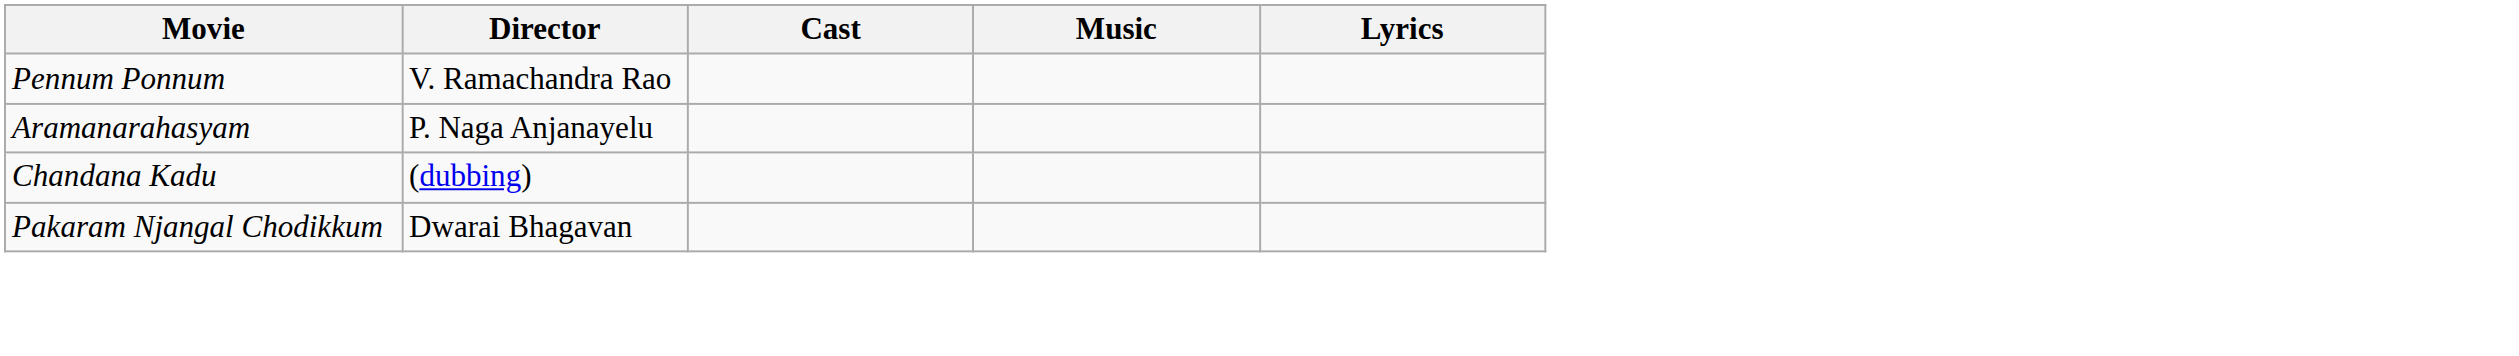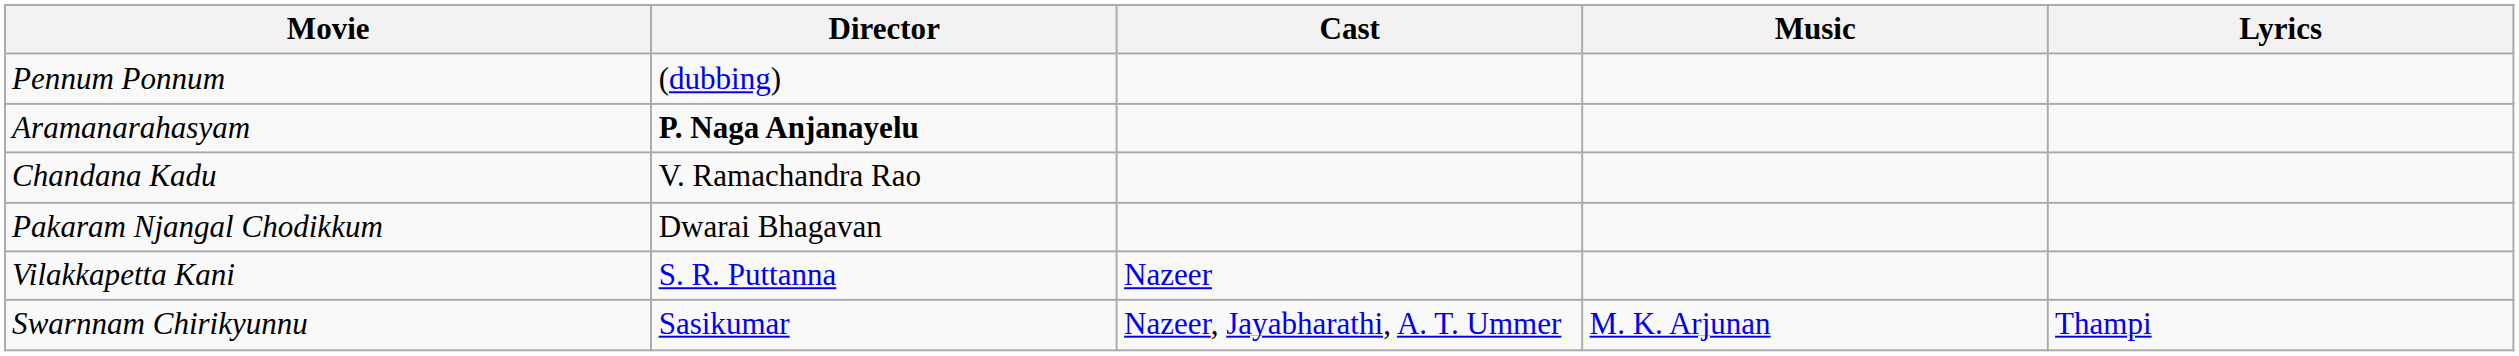(540, 78) V. Ramachandra Rao -> (720, 78) (dubbing)
(531, 127) normal -> (789, 127) bold
(470, 176) (dubbing) -> (790, 176) V. Ramachandra Rao
+ row: (123, 275)
+ row: (160, 324)
